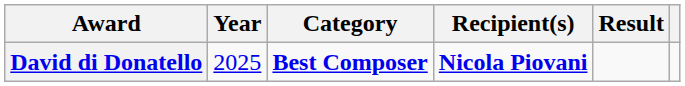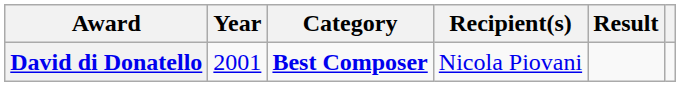(237, 61) 2025 -> (237, 61) 2001
(513, 61) bold -> (510, 61) normal
